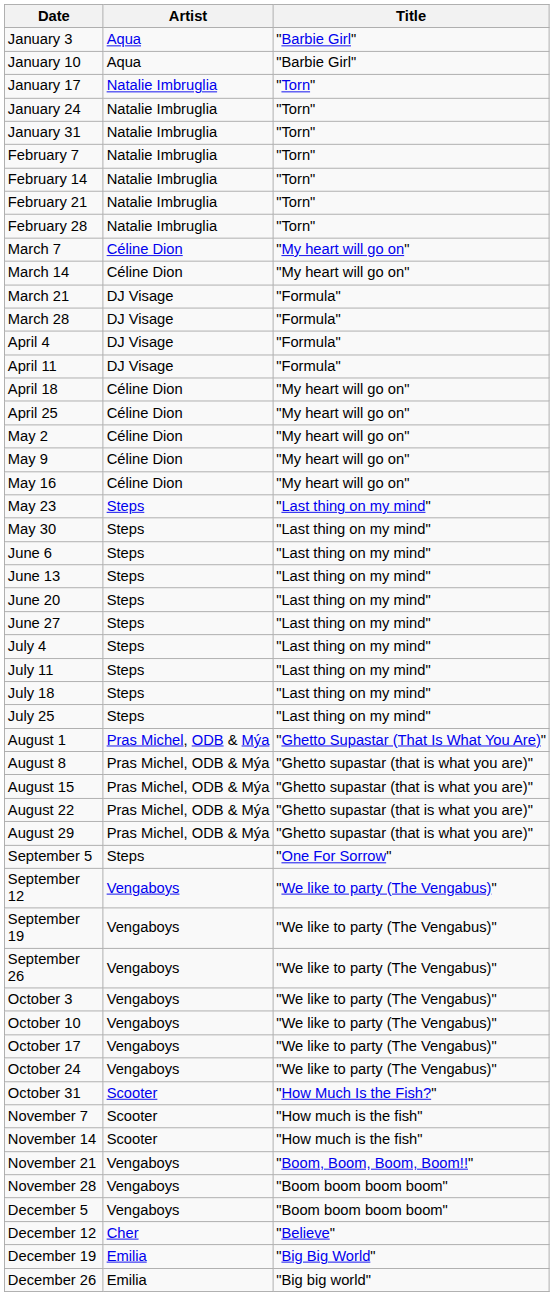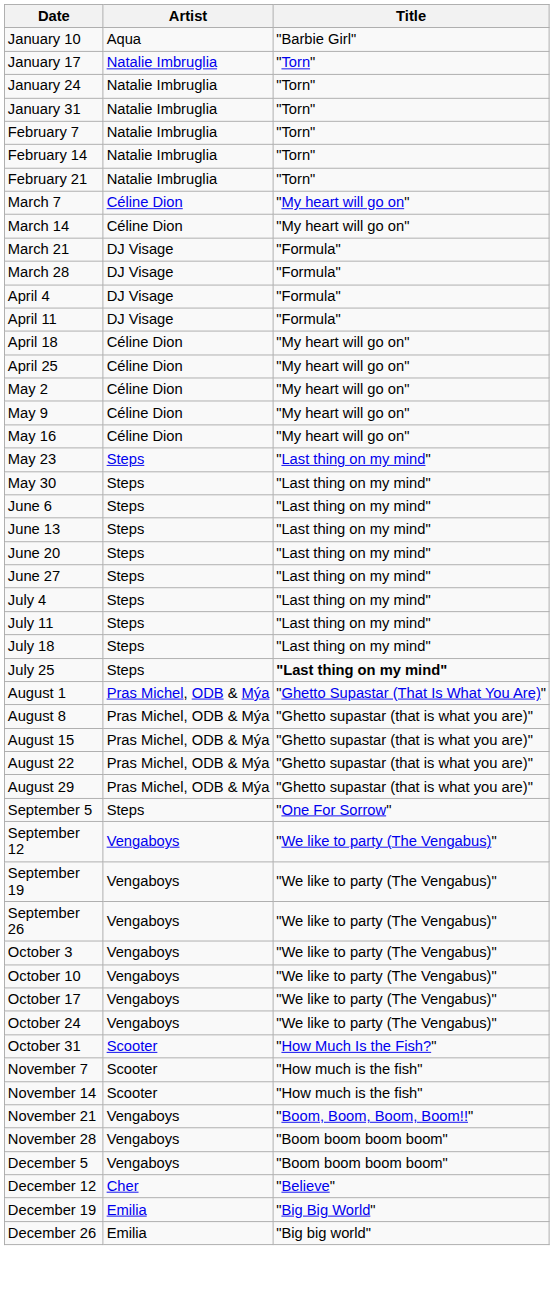- row: (40, 39)
- row: (48, 226)
(353, 716) normal -> (362, 669) bold
